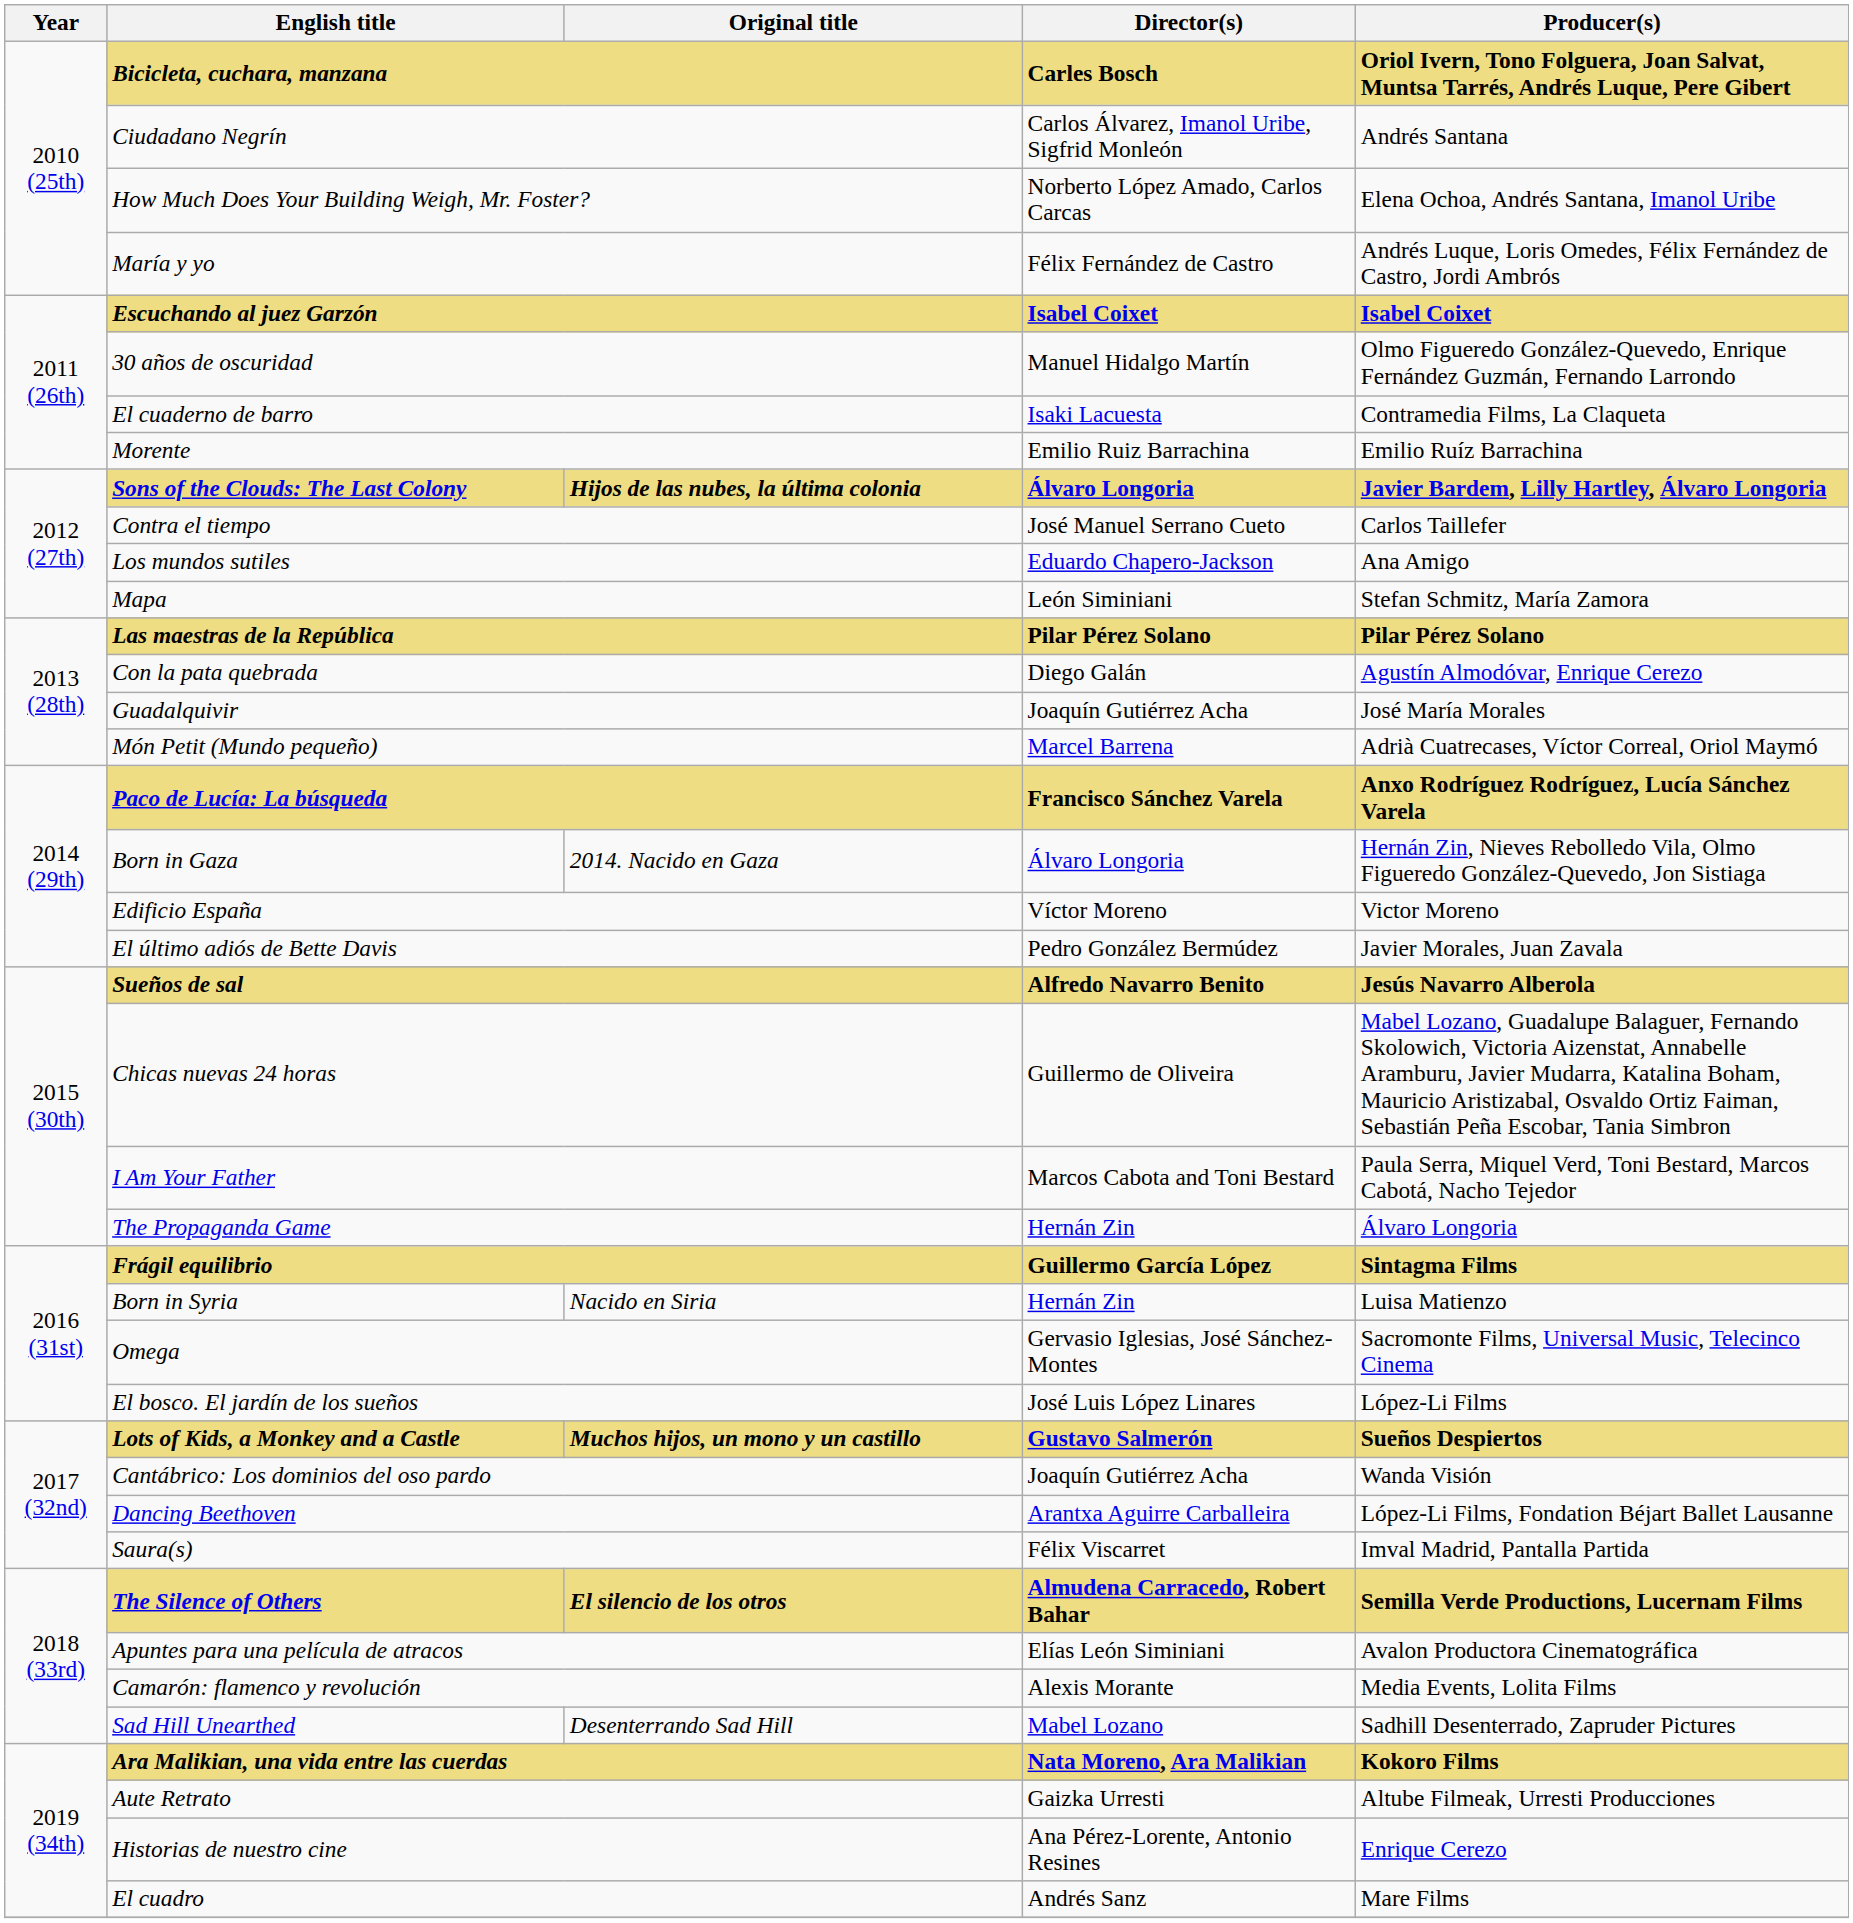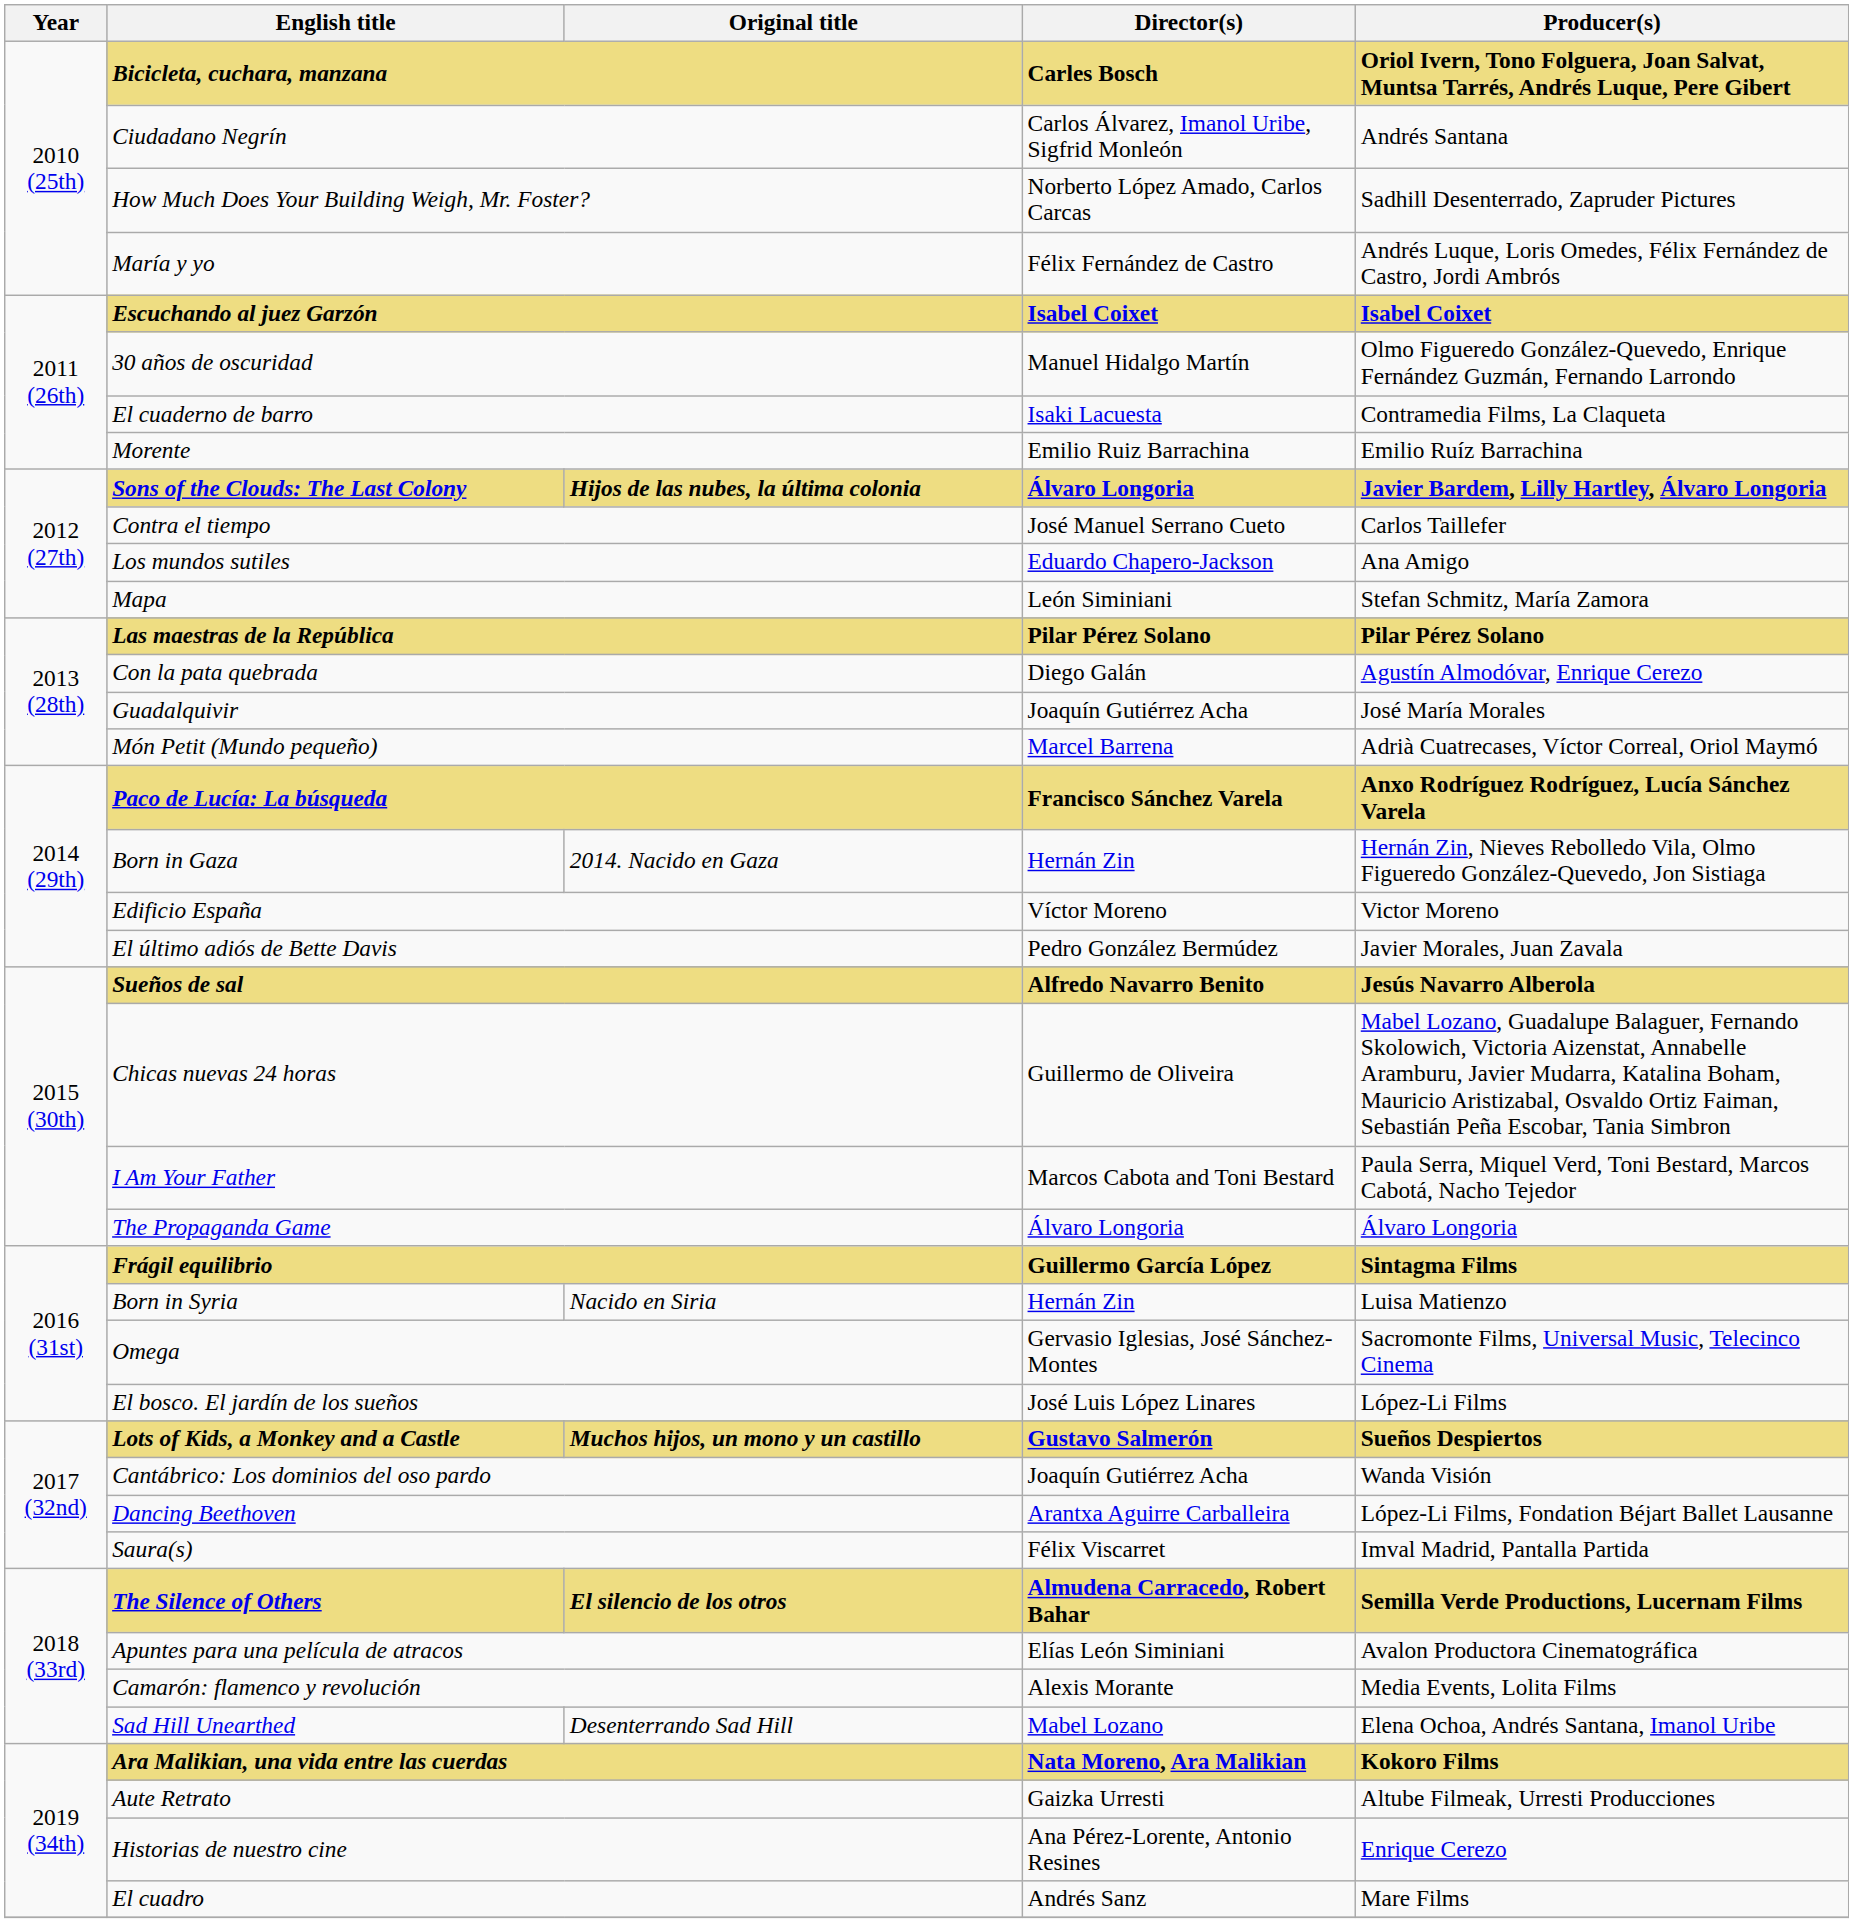(1568, 199) Elena Ochoa, Andrés Santana, Imanol Uribe -> (1548, 199) Sadhill Desenterrado, Zapruder Pictures
(1106, 860) Álvaro Longoria -> (1081, 860) Hernán Zin
(1081, 1227) Hernán Zin -> (1106, 1227) Álvaro Longoria
(1548, 1724) Sadhill Desenterrado, Zapruder Pictures -> (1568, 1724) Elena Ochoa, Andrés Santana, Imanol Uribe
